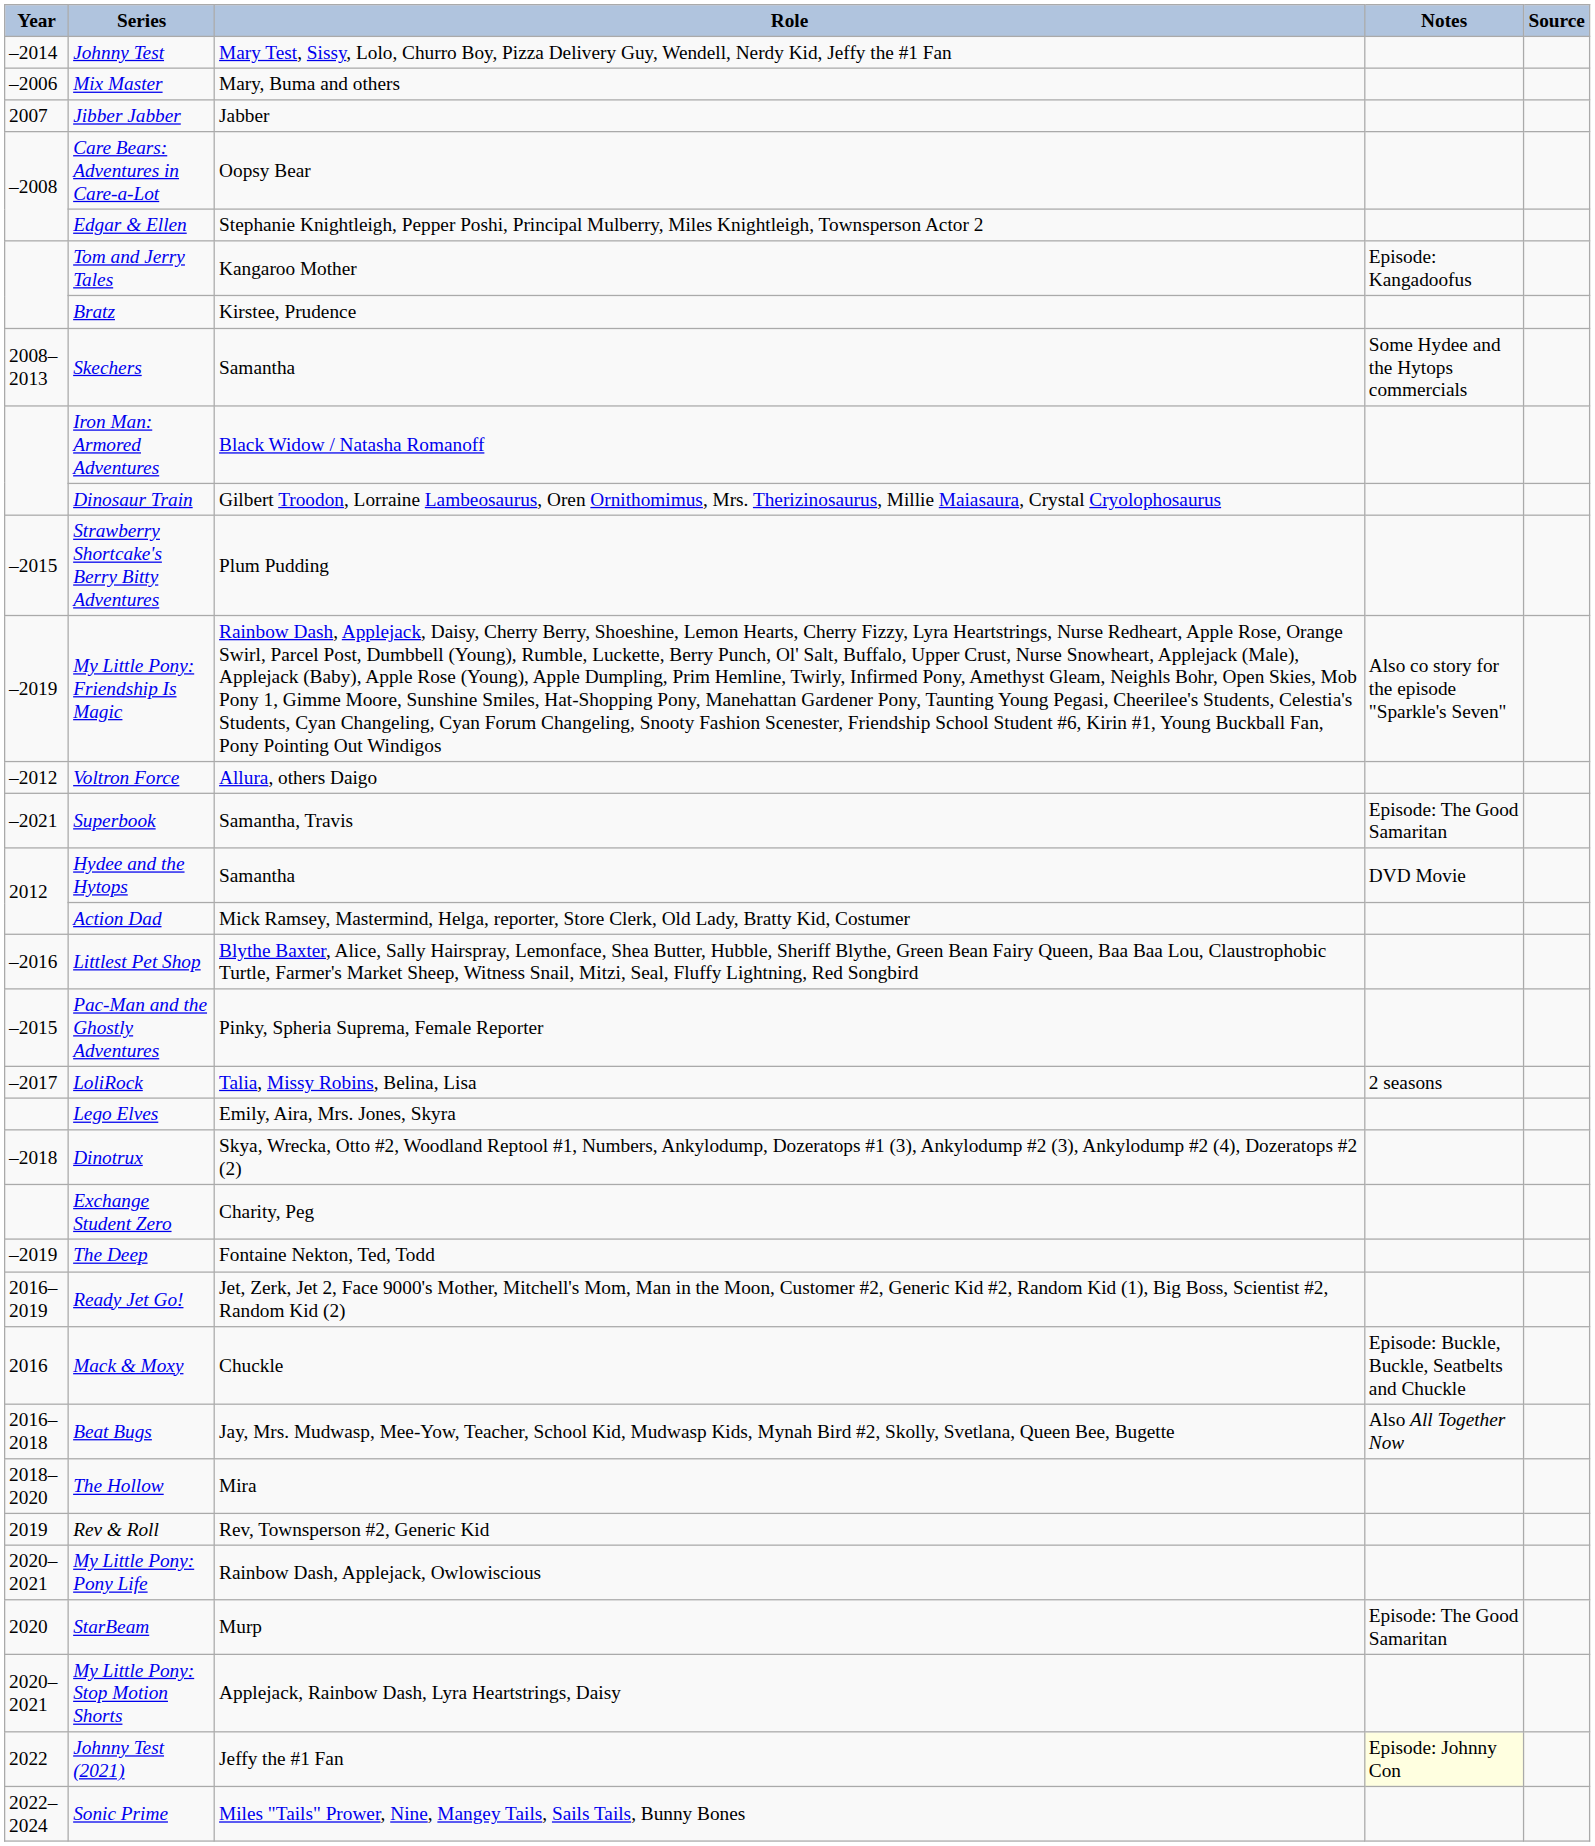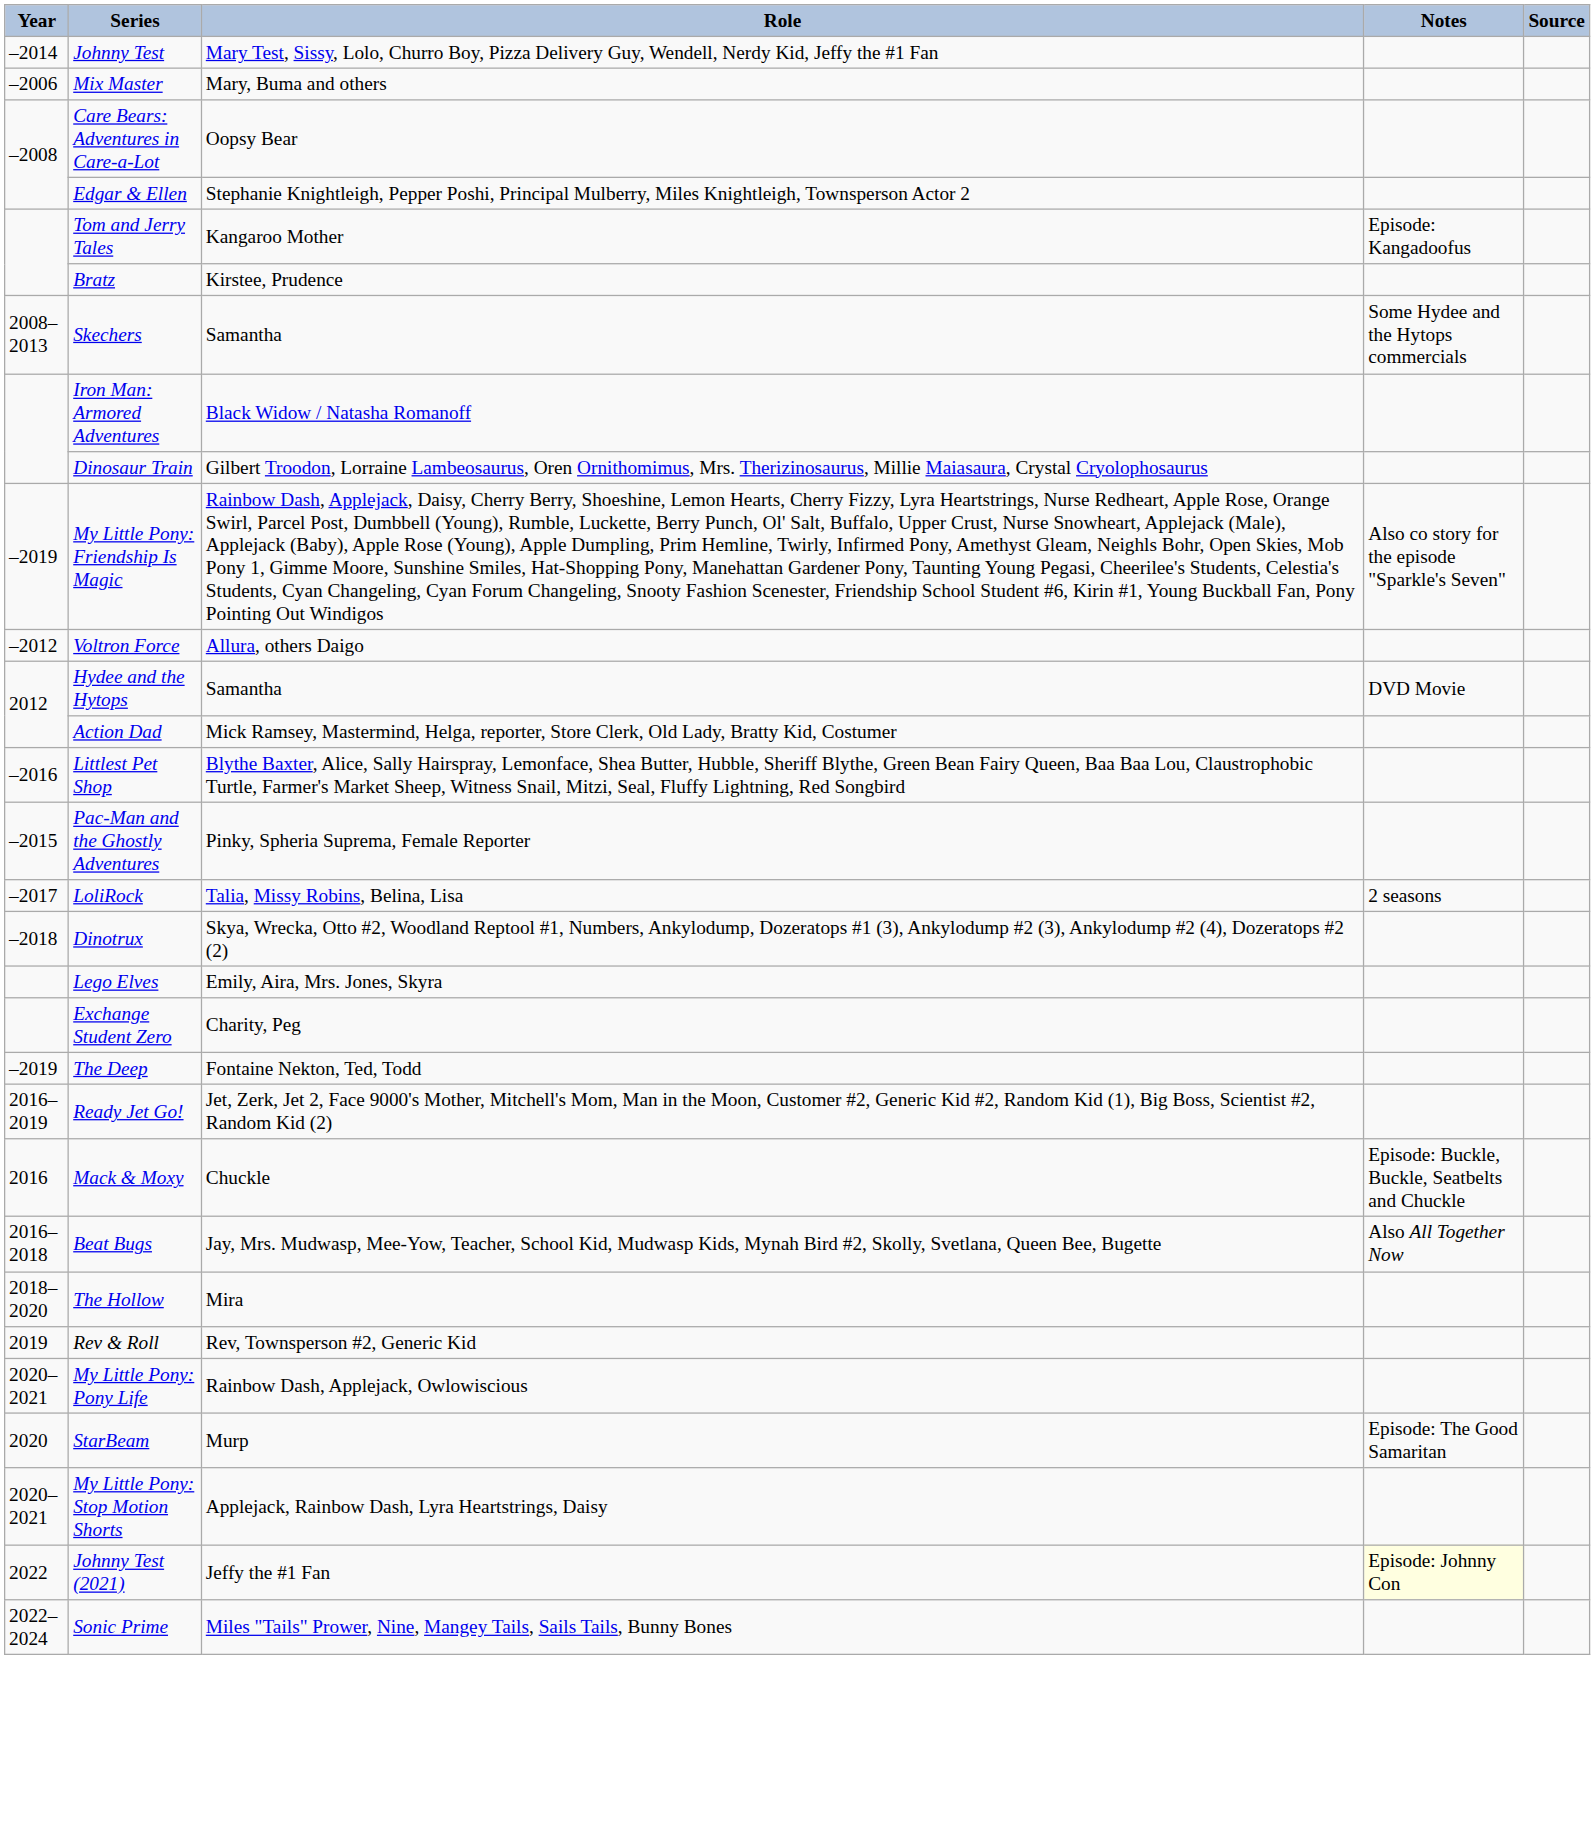- row: (127, 116)
- row: (118, 565)
- row: (114, 820)
rows swapped: (116, 1114) <-> (108, 1157)
